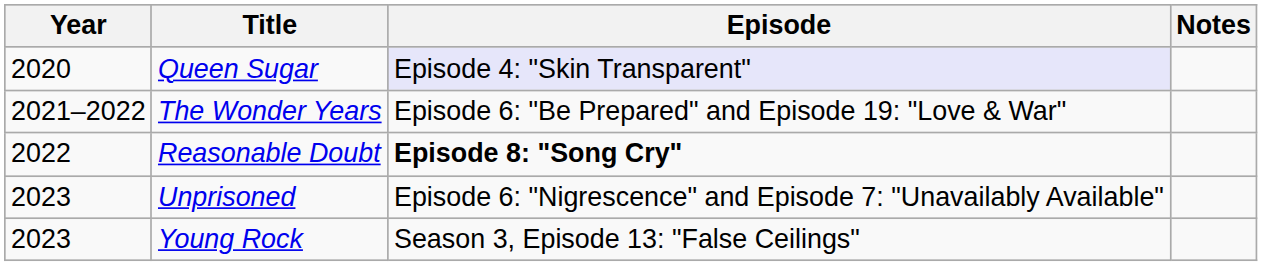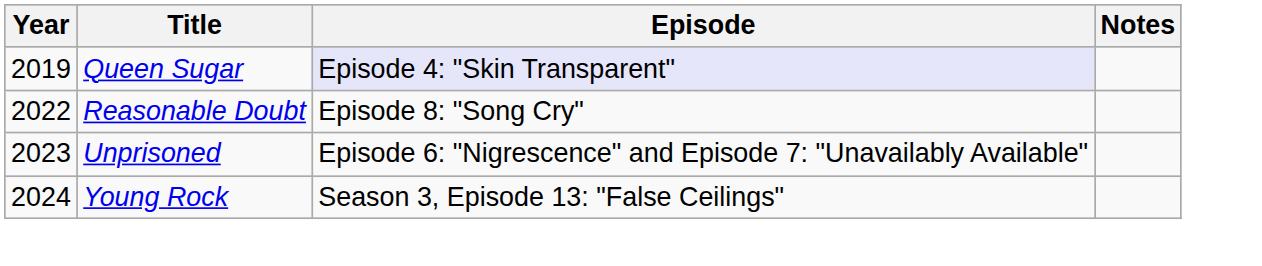(41, 68) 2020 -> (41, 68) 2019
- row: (270, 111)
(538, 153) bold -> (451, 111) normal
(41, 238) 2023 -> (41, 196) 2024
